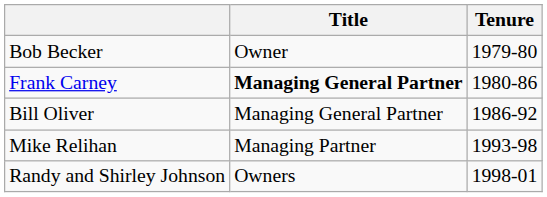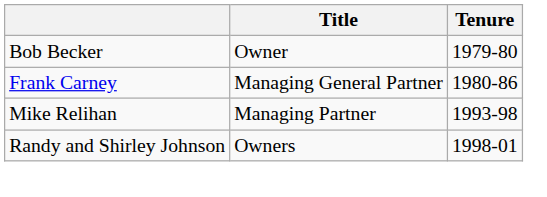(348, 82) bold -> (339, 82) normal
- row: (52, 113)
